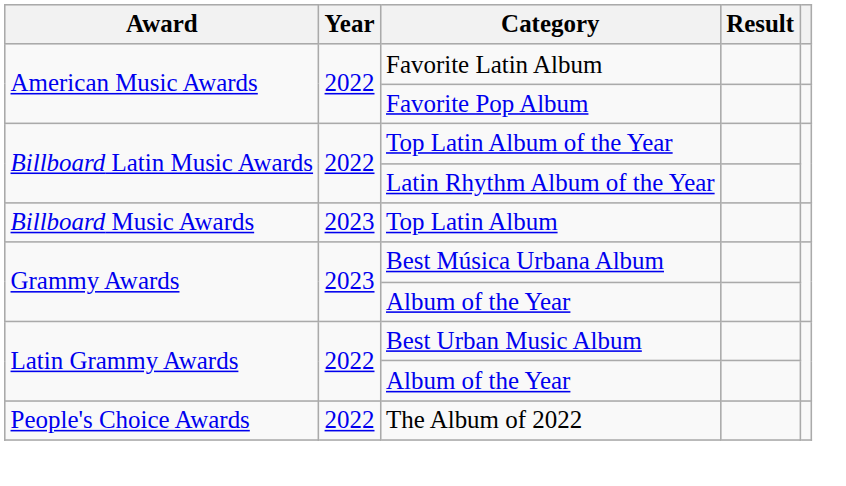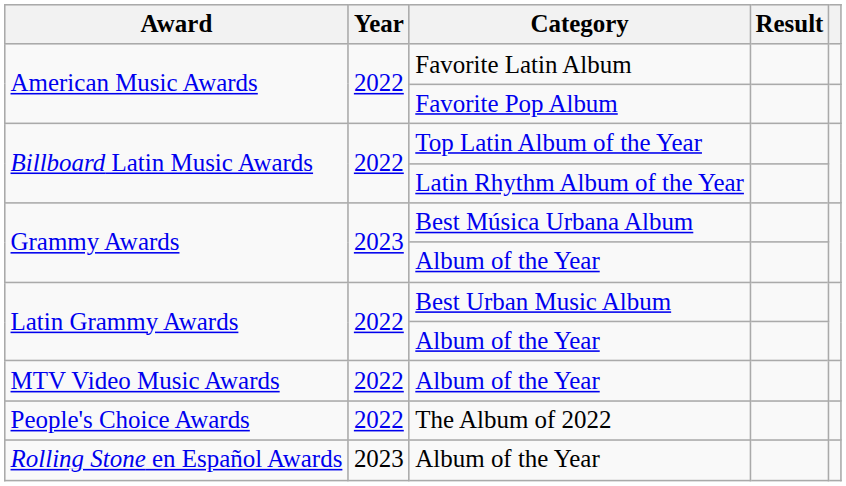- row: (132, 222)
+ row: (145, 380)
+ row: (176, 459)
